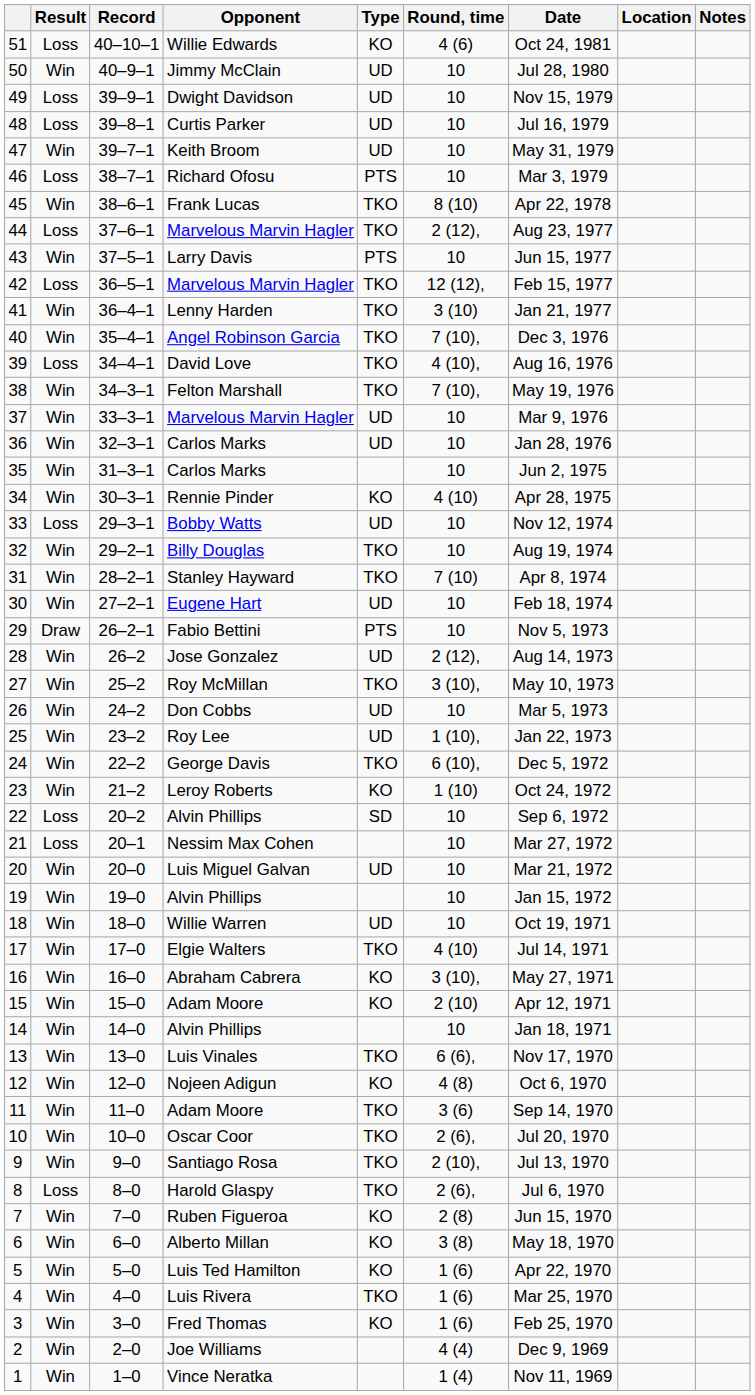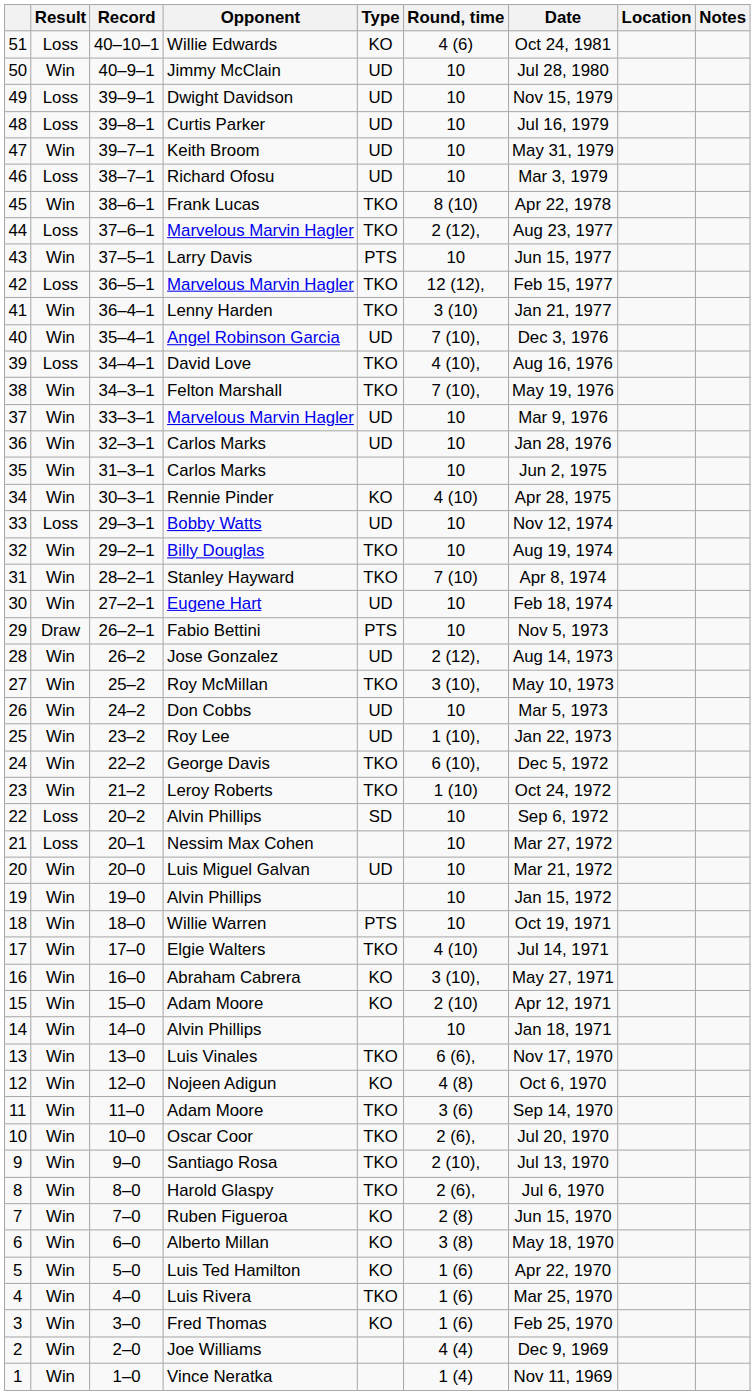(381, 177) PTS -> (381, 177) UD
(381, 337) TKO -> (381, 337) UD
(381, 790) KO -> (381, 790) TKO
(381, 923) UD -> (381, 923) PTS
(60, 1190) Loss -> (61, 1190) Win
